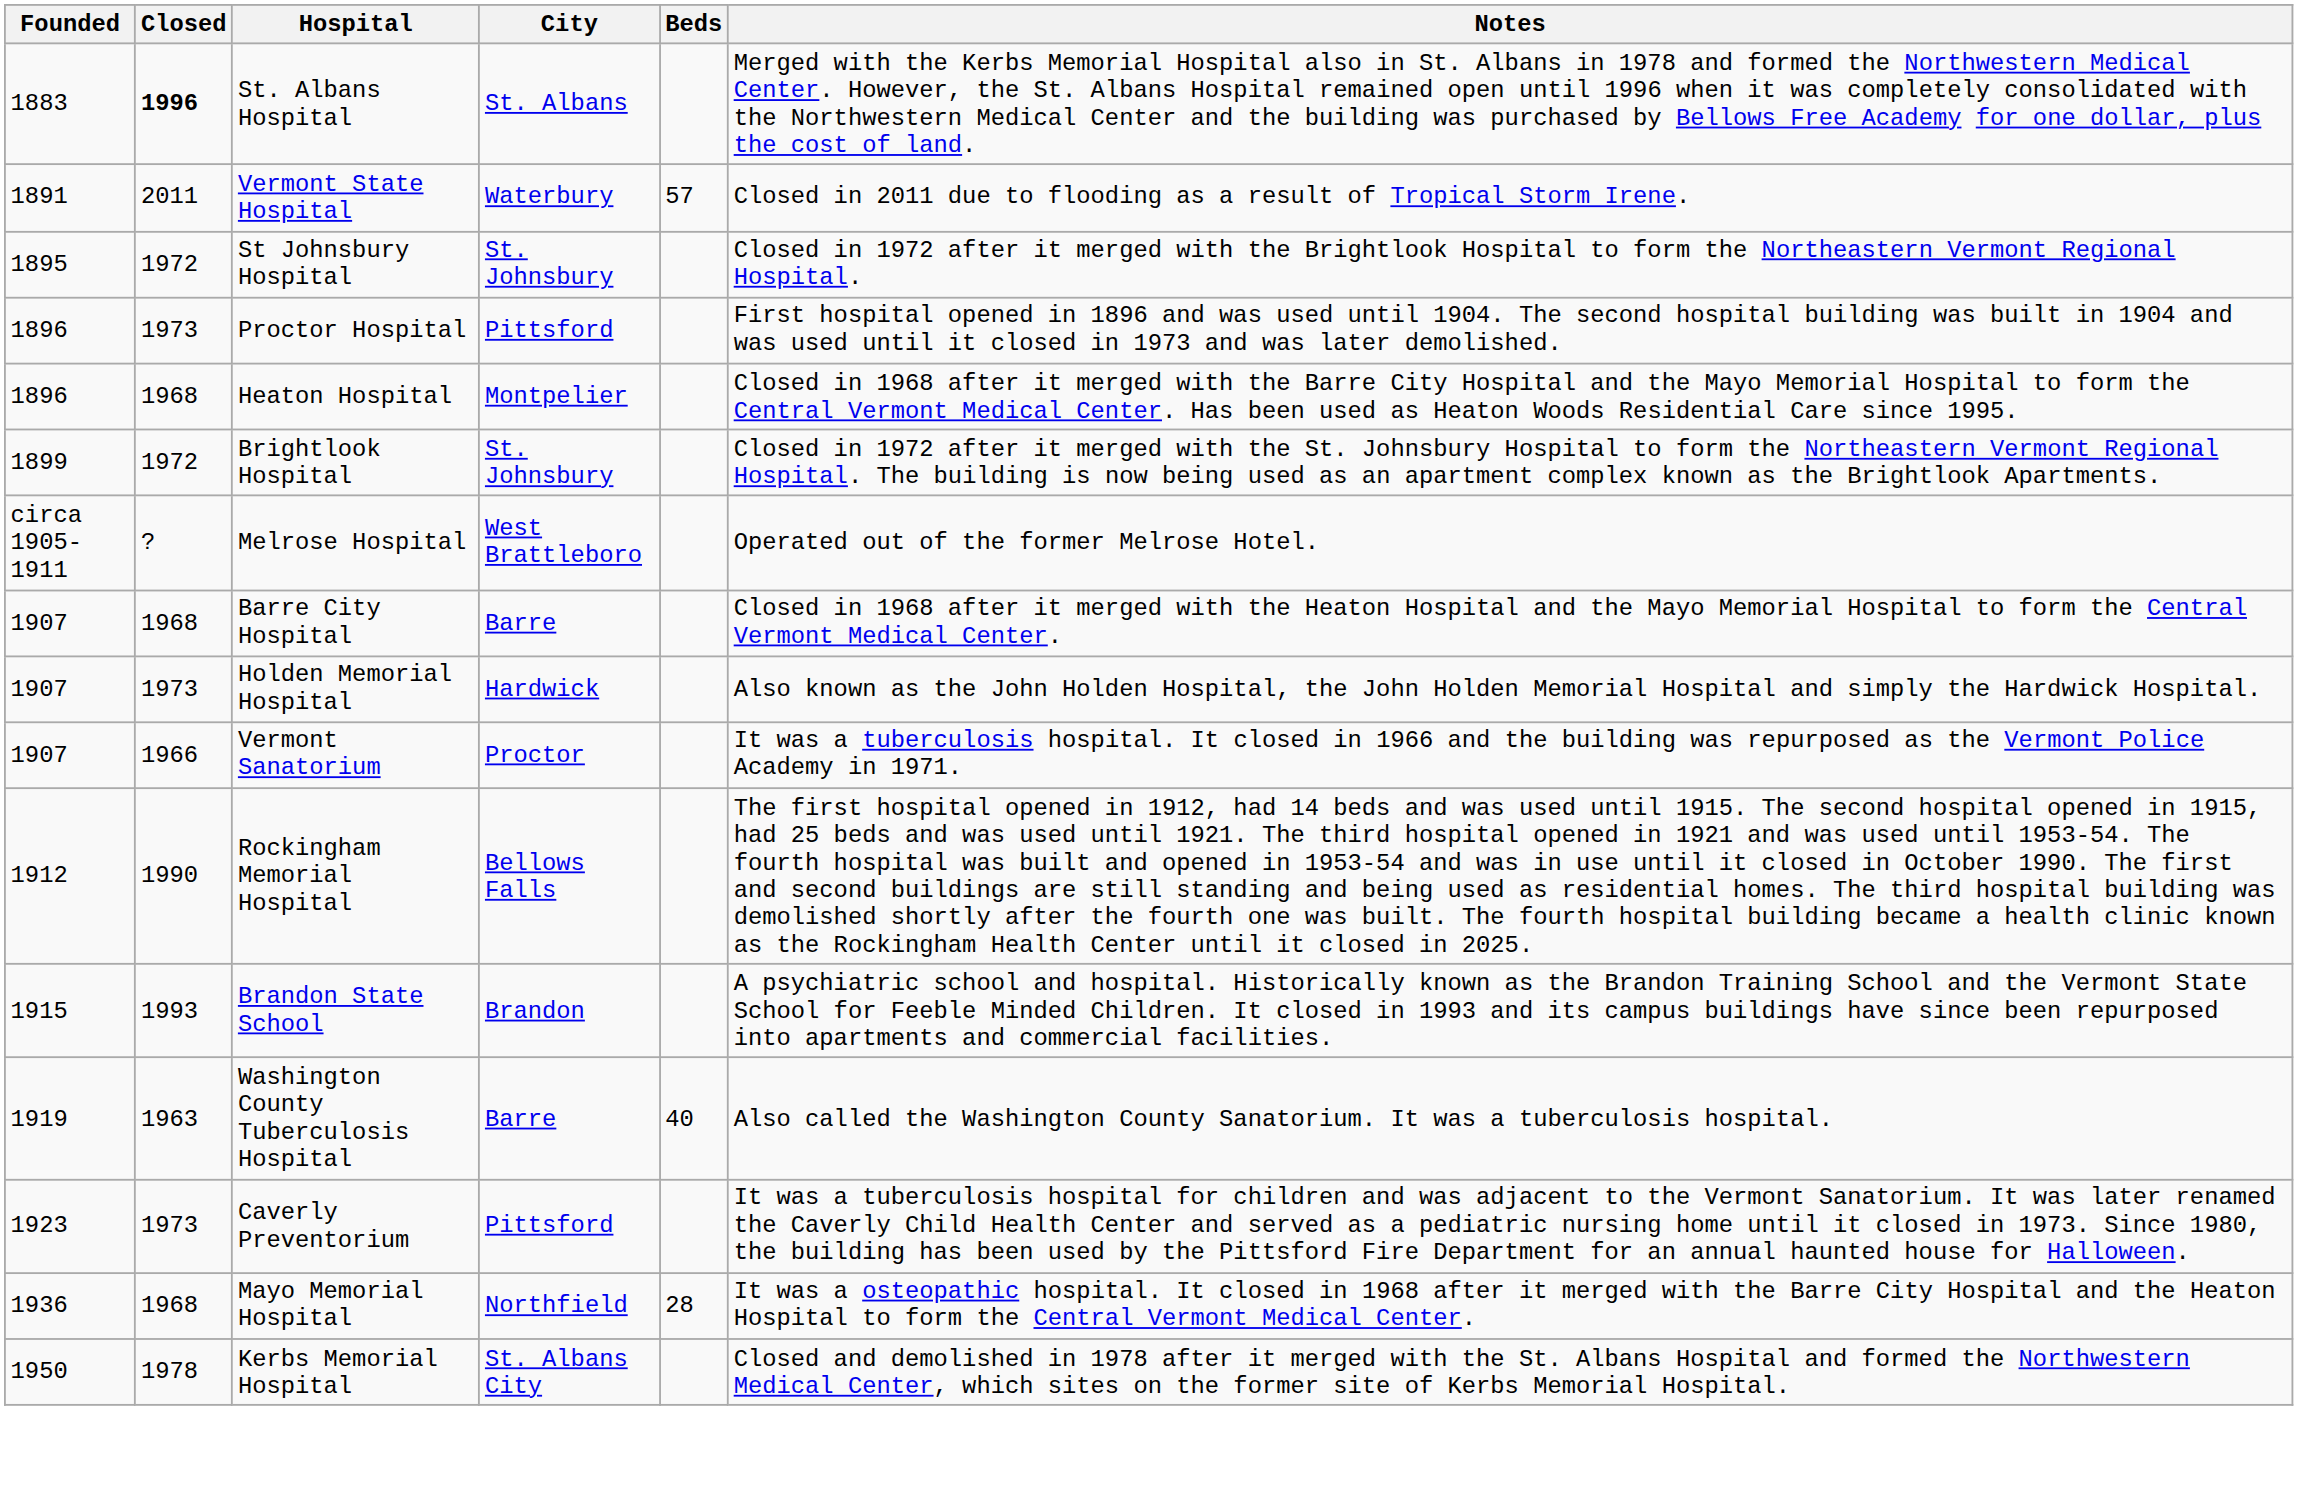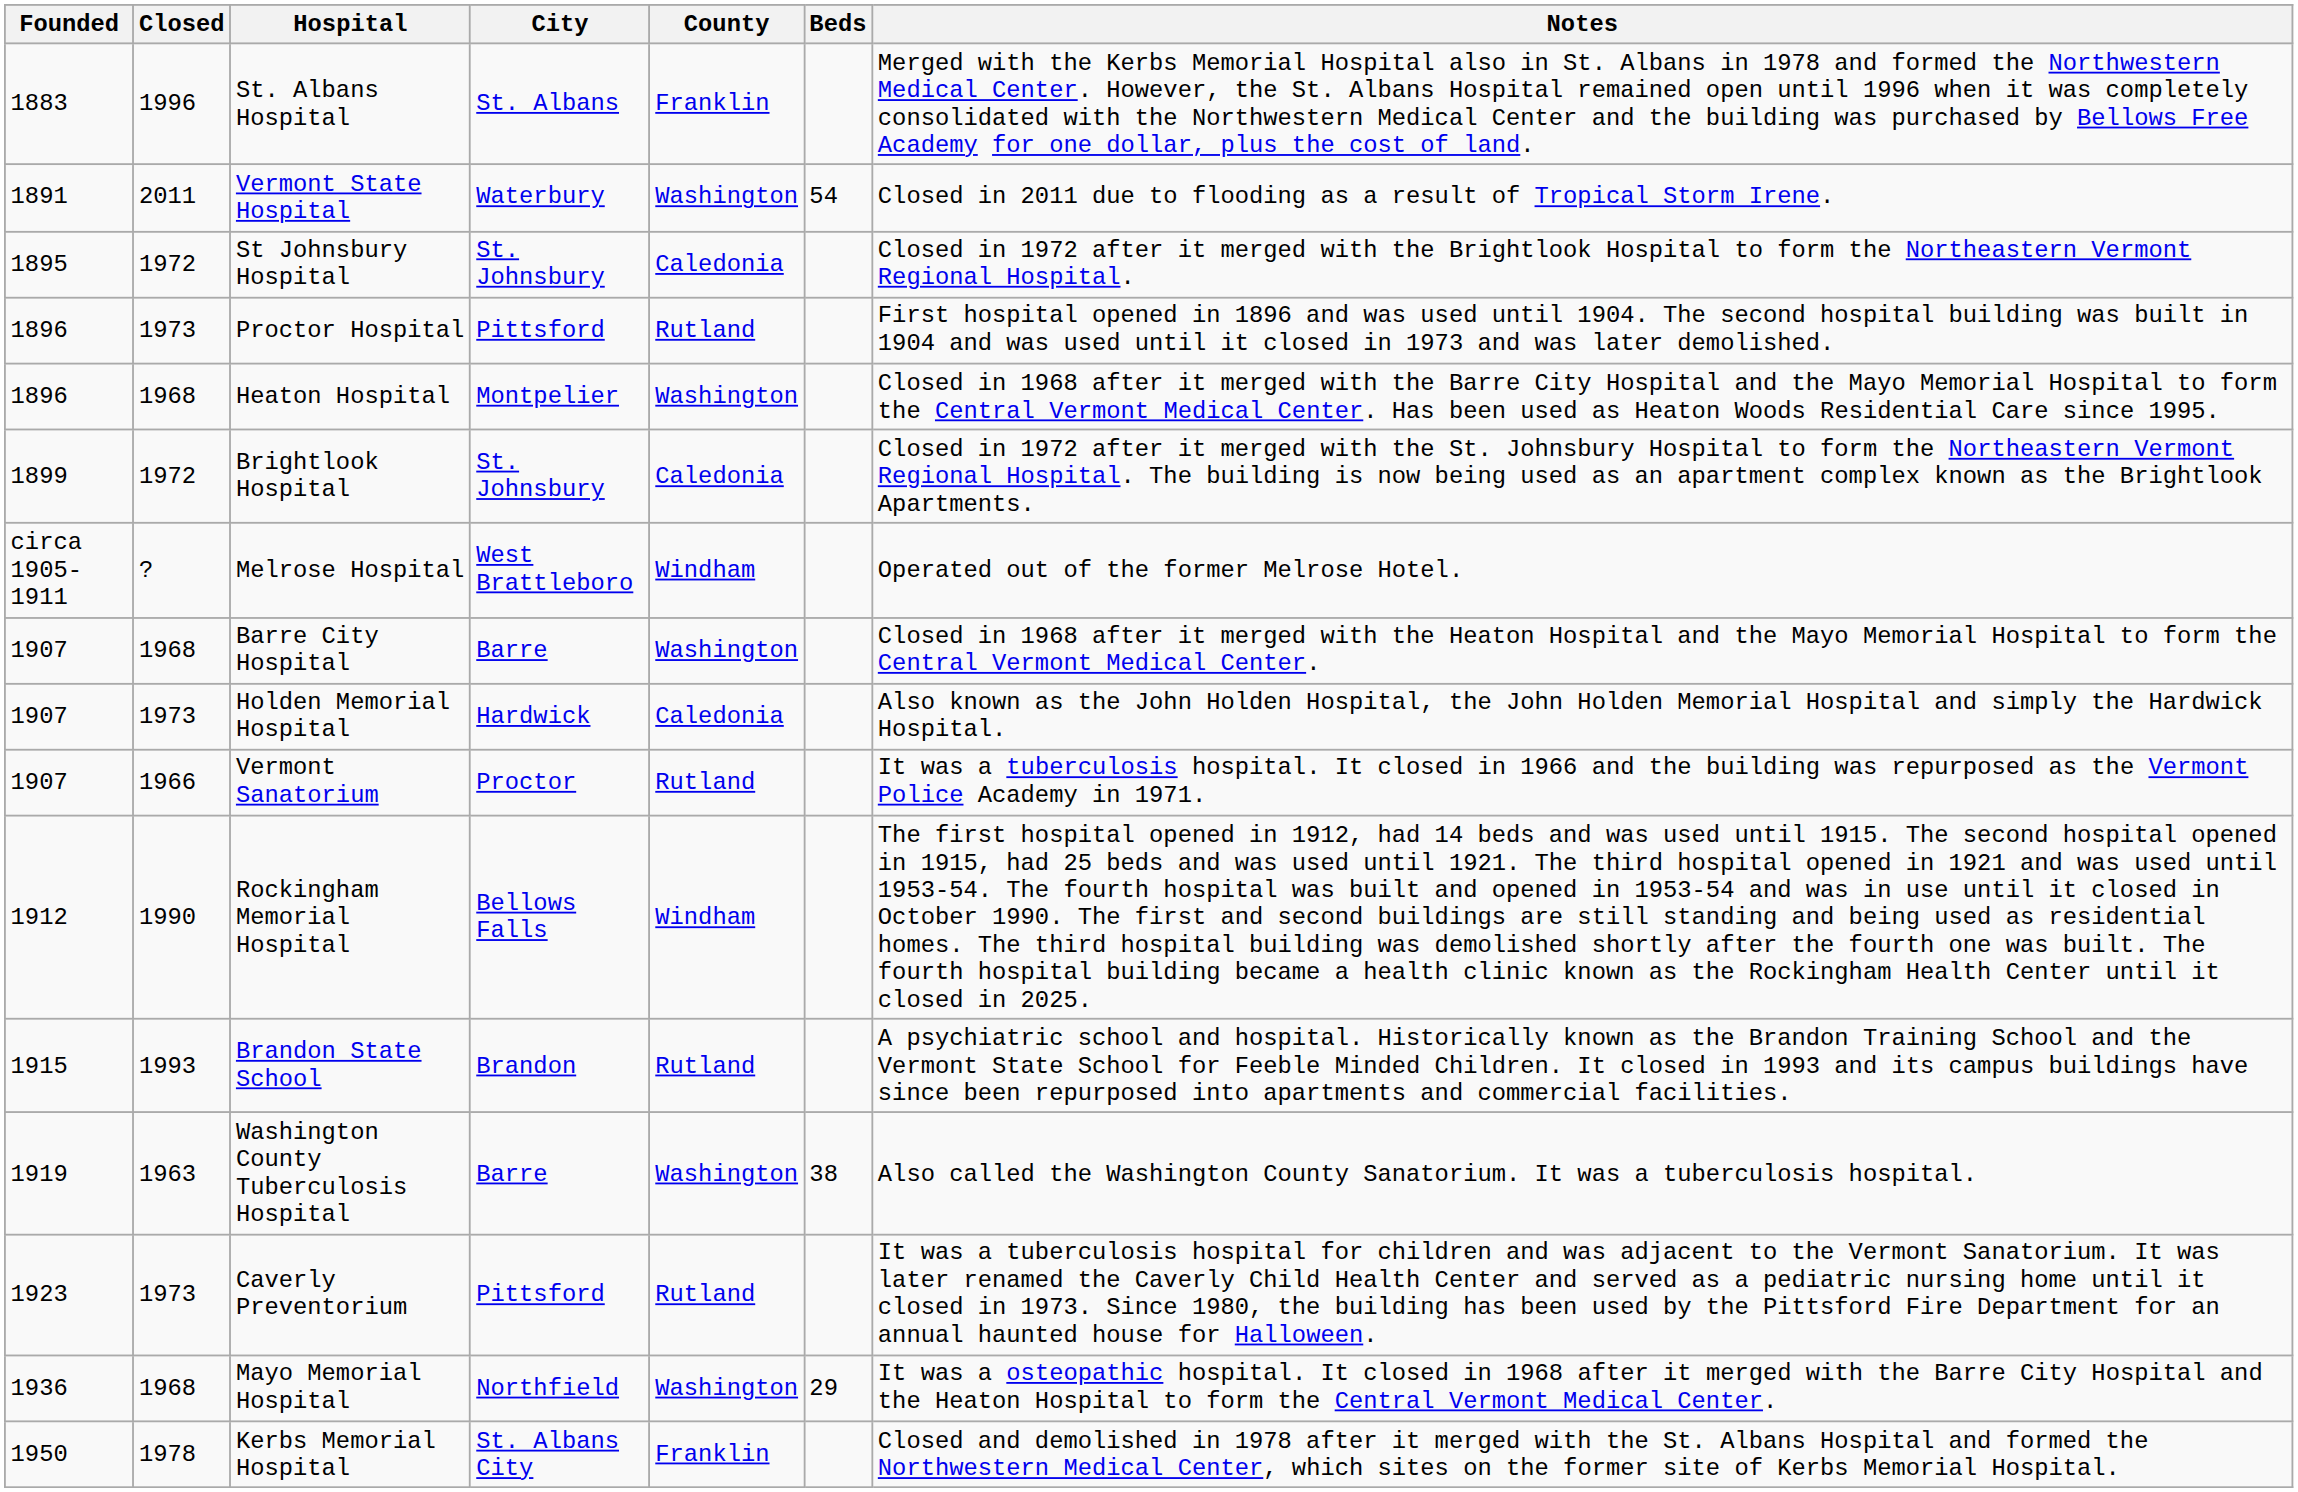+ column: (727, 24)
(169, 104) bold -> (167, 104) normal
(680, 198) 57 -> (824, 198) 54
(680, 1119) 40 -> (824, 1173) 38
(680, 1306) 28 -> (824, 1388) 29
